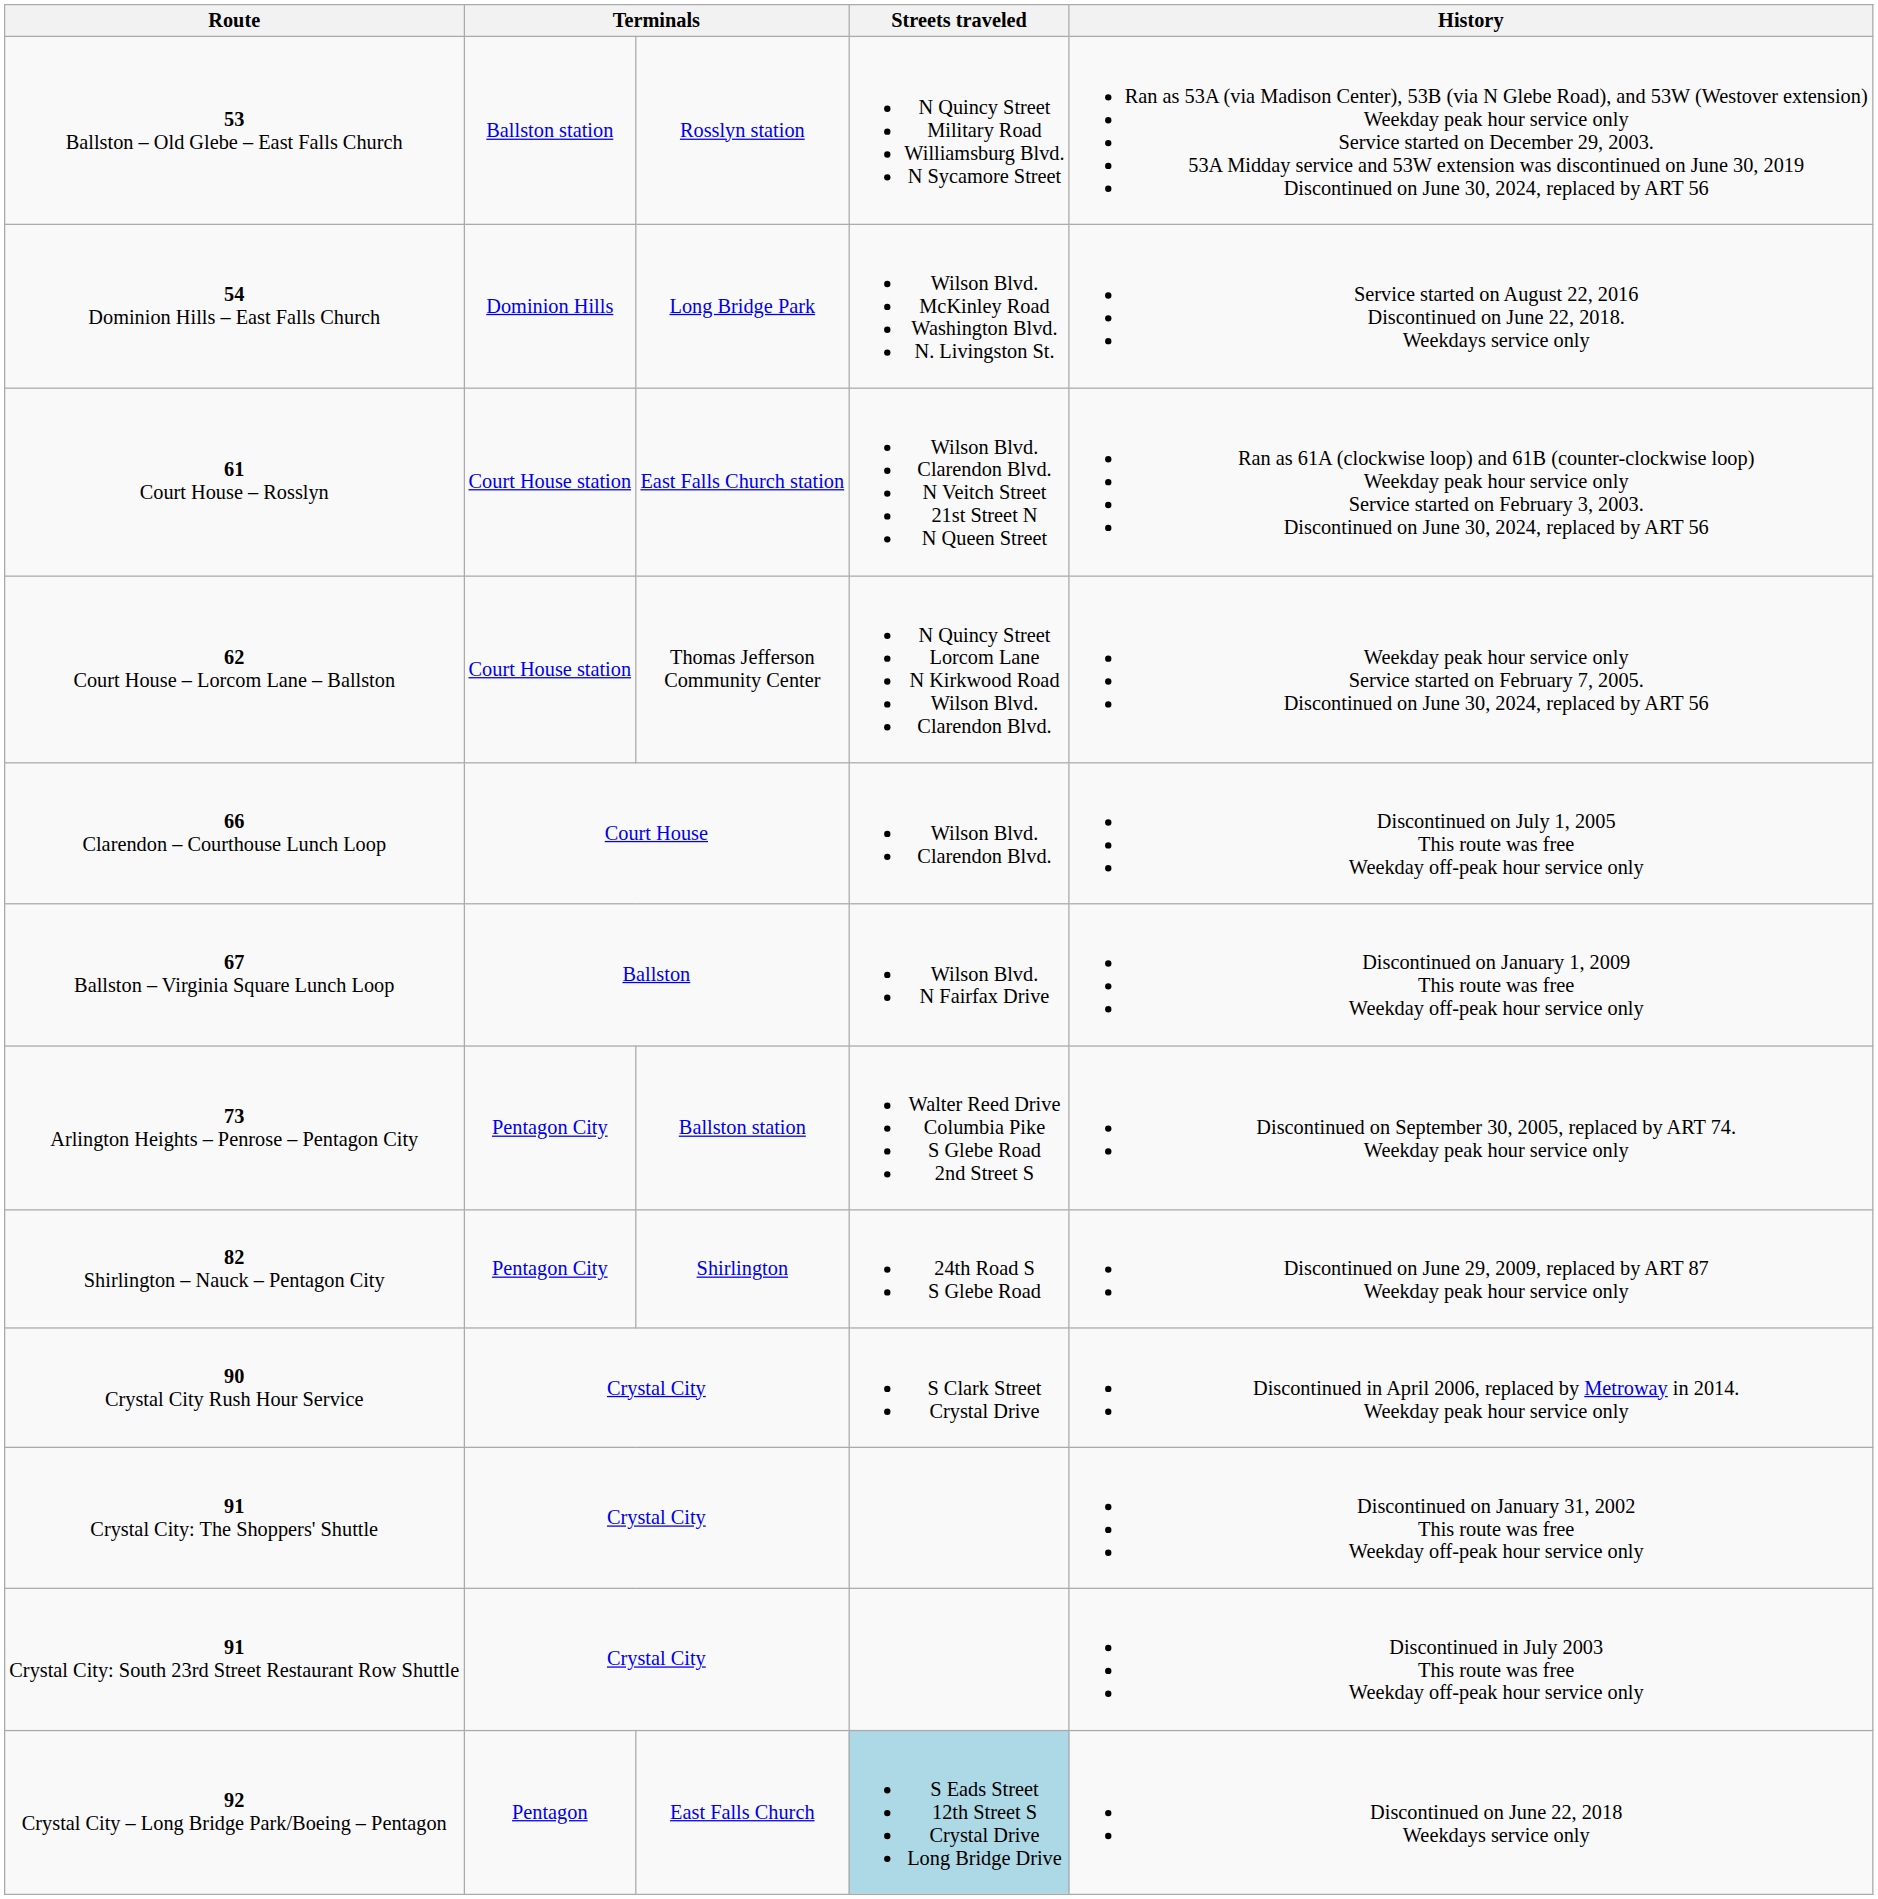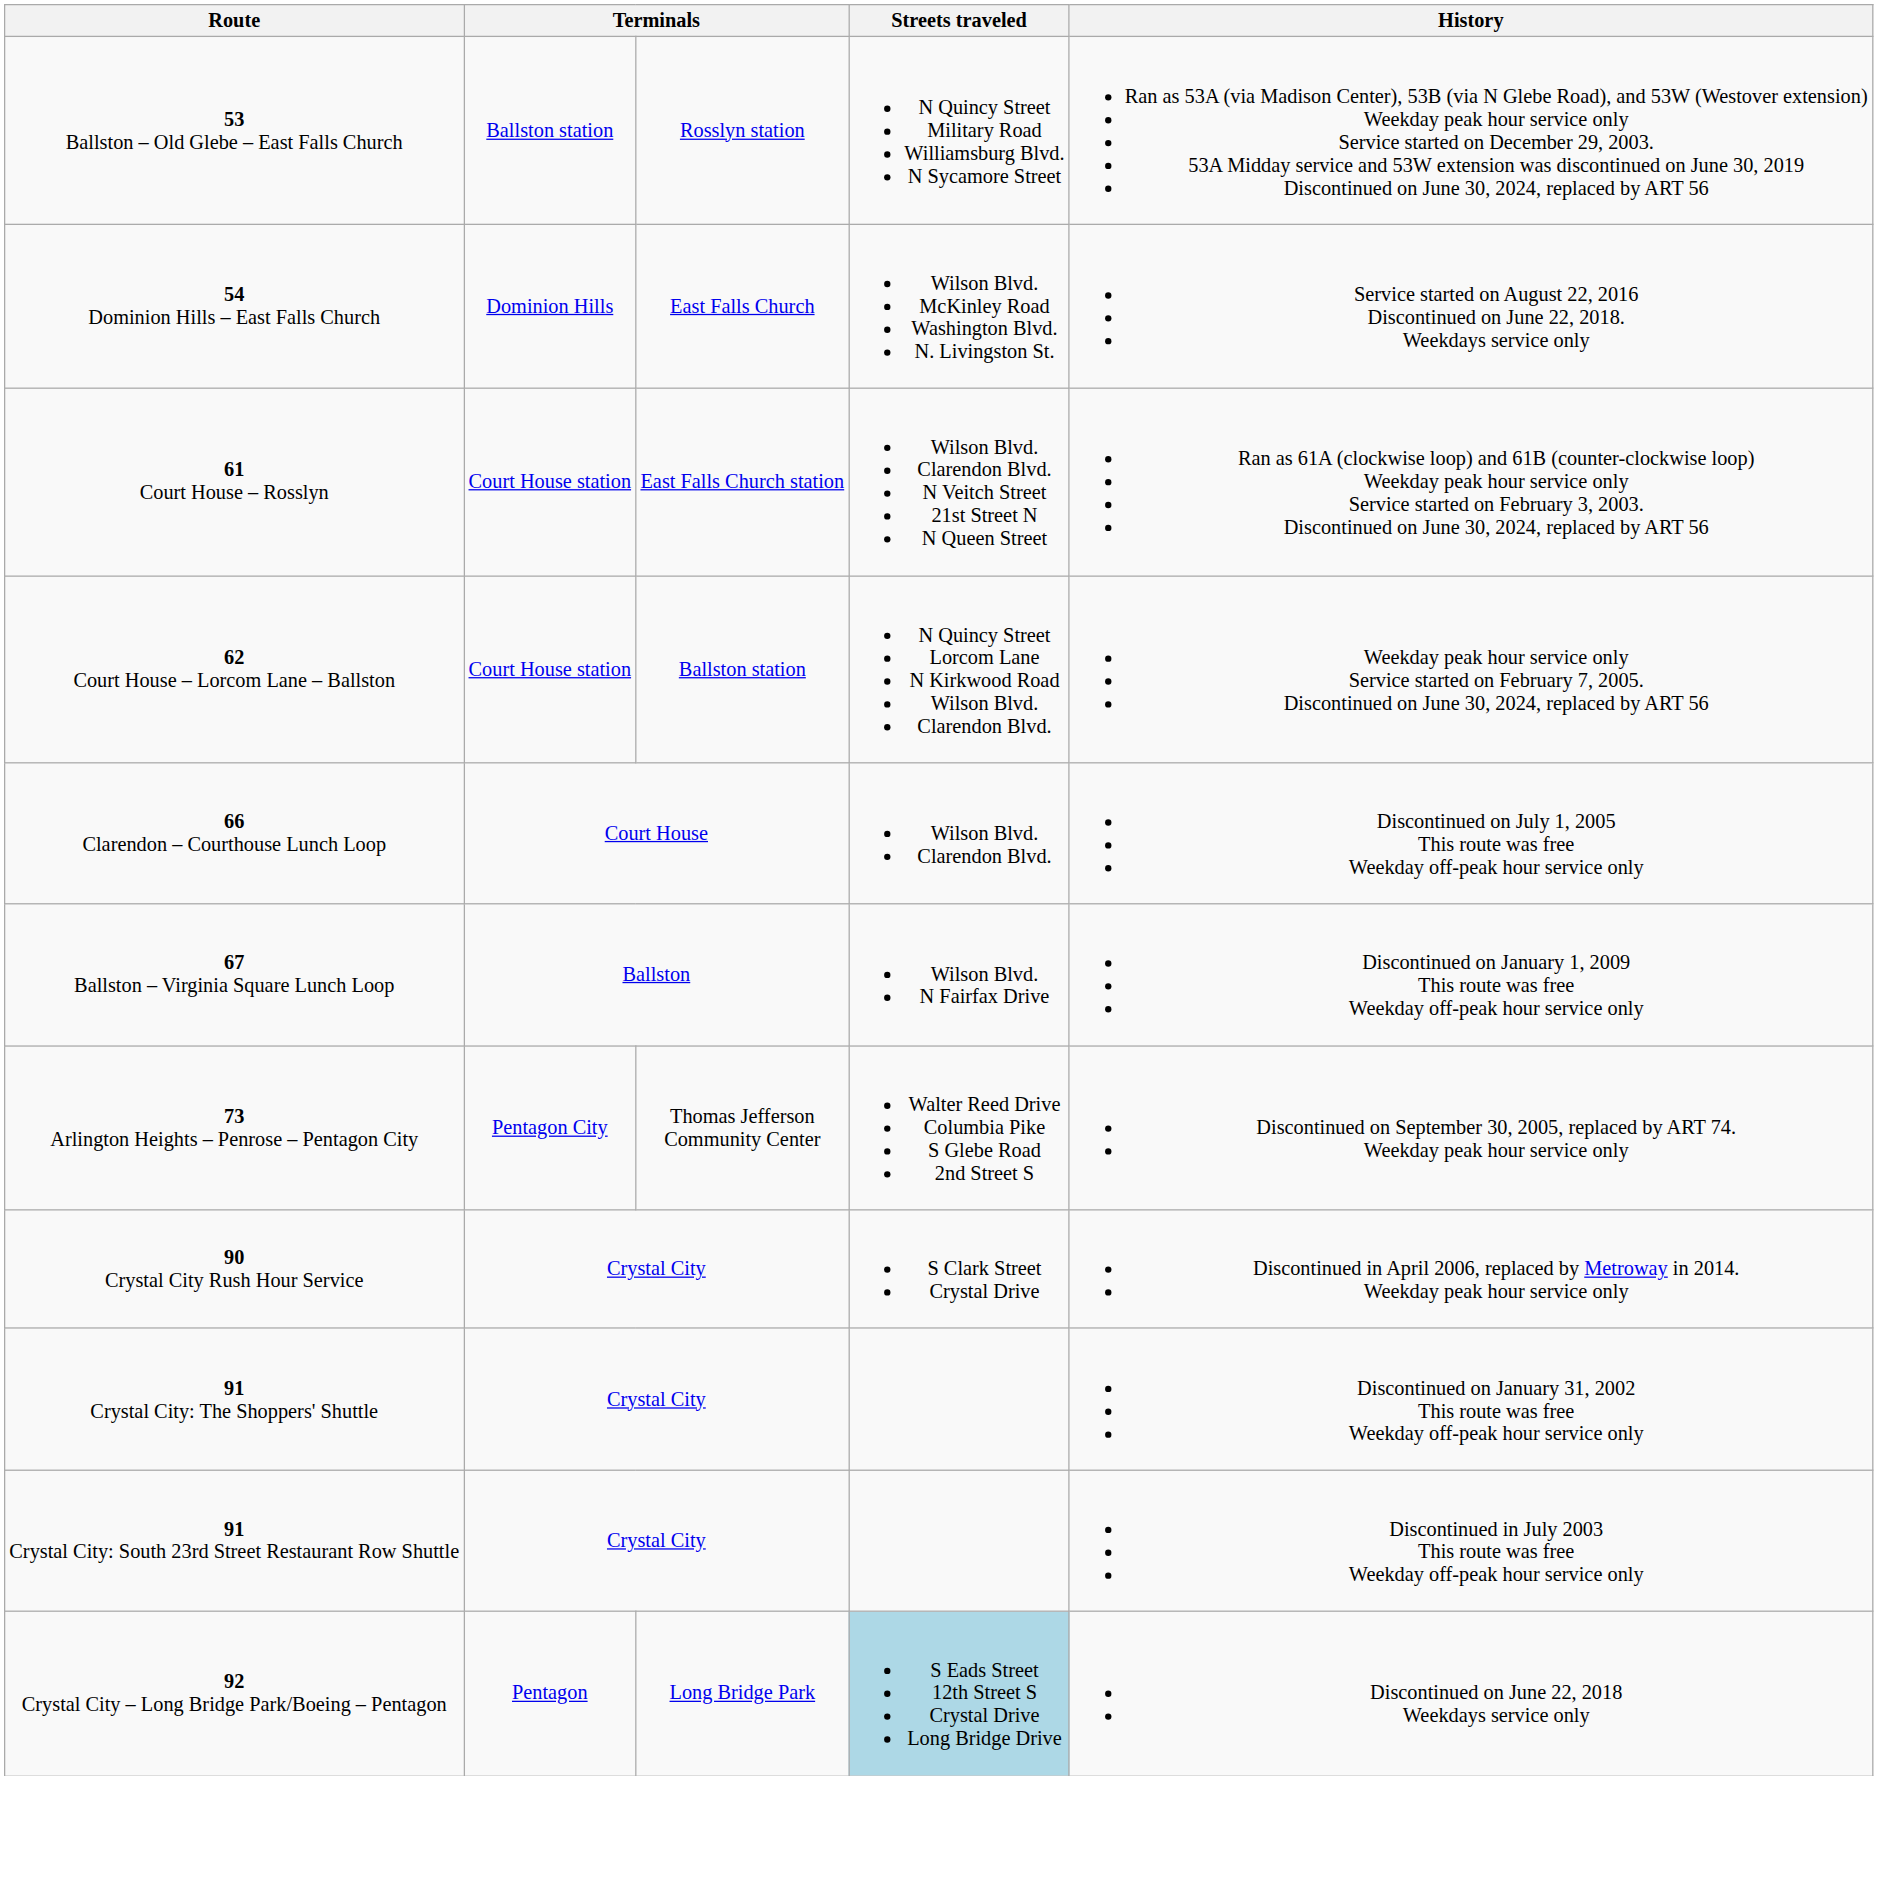(742, 306) Long Bridge Park -> (742, 306) East Falls Church
(742, 668) Thomas Jefferson Community Center -> (742, 668) Ballston station
(742, 1127) Ballston station -> (742, 1127) Thomas Jefferson Community Center
- row: (234, 1269)
(742, 1811) East Falls Church -> (742, 1693) Long Bridge Park
